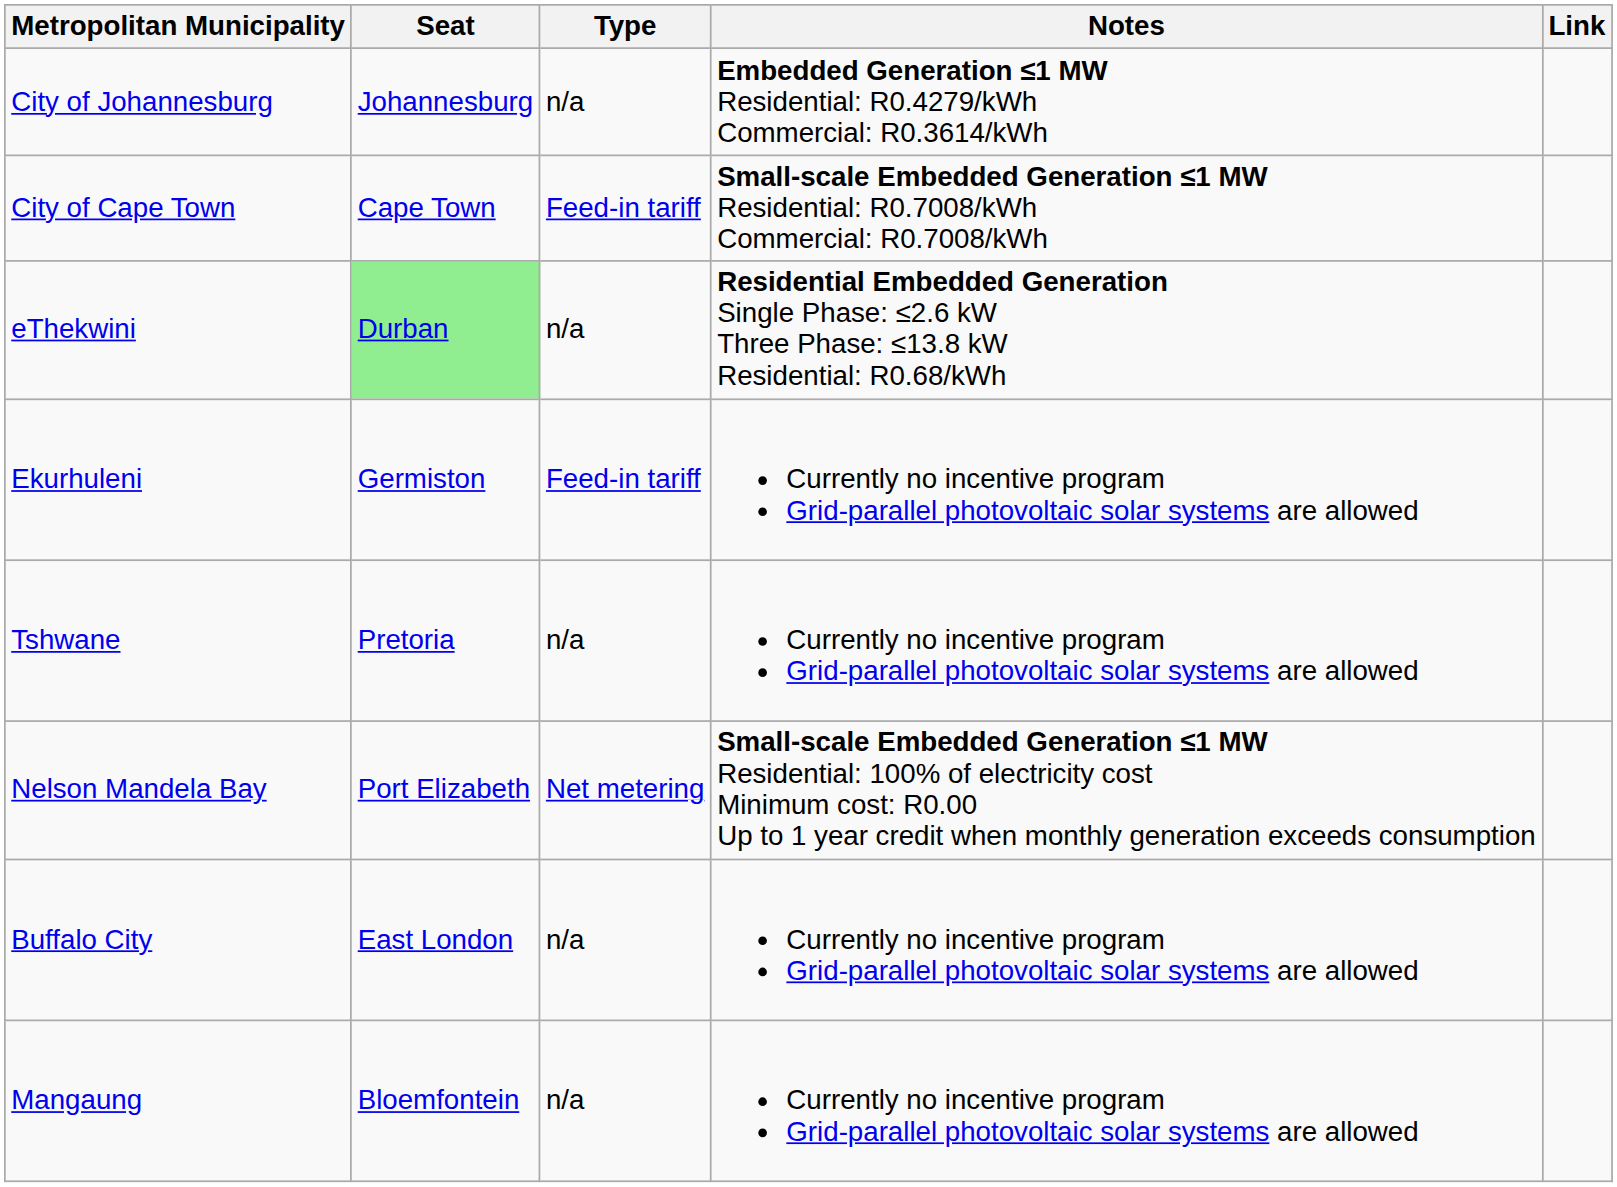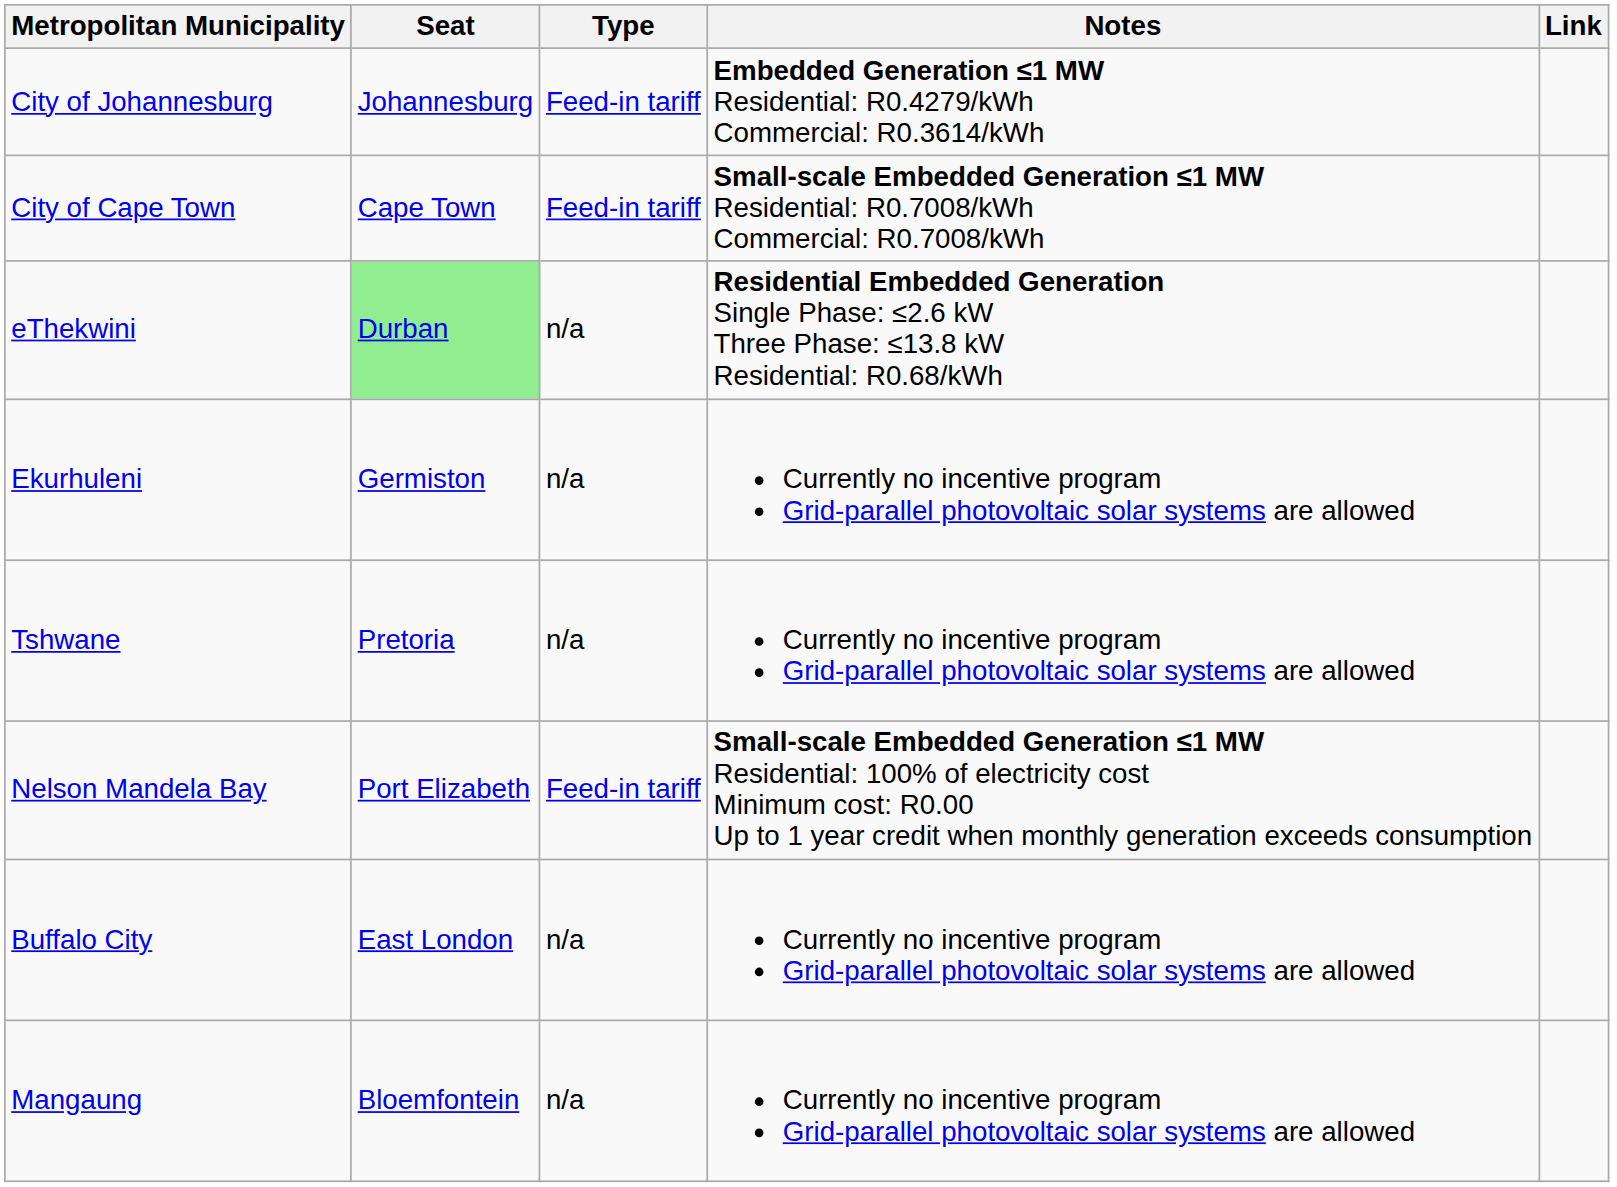(565, 101) n/a -> (623, 101) Feed-in tariff
(623, 478) Feed-in tariff -> (565, 478) n/a
(625, 789) Net metering -> (623, 789) Feed-in tariff
